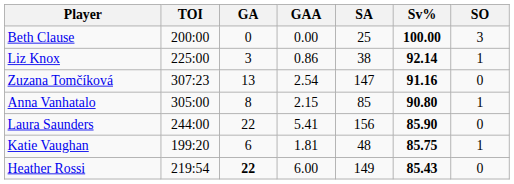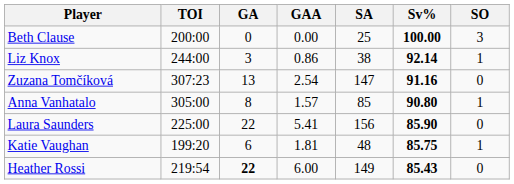(190, 59) 225:00 -> (190, 59) 244:00
(306, 102) 2.15 -> (306, 102) 1.57
(190, 124) 244:00 -> (190, 124) 225:00
